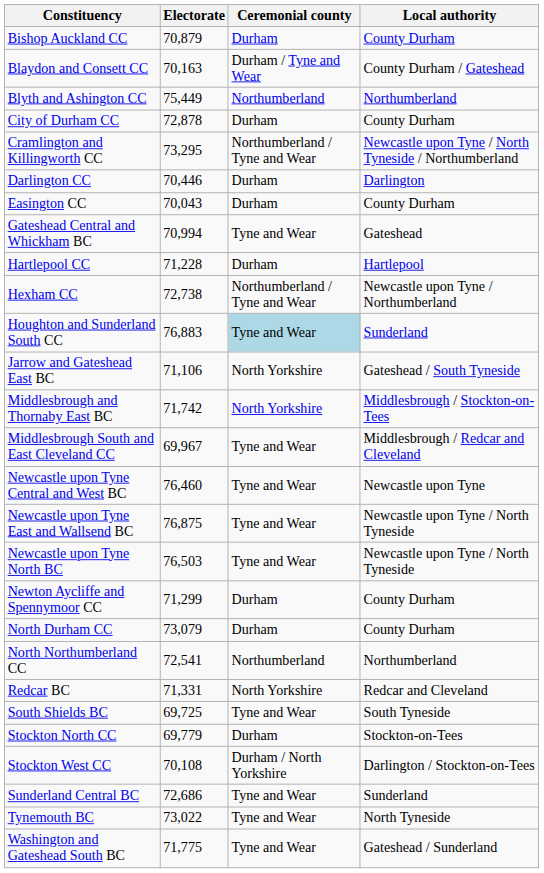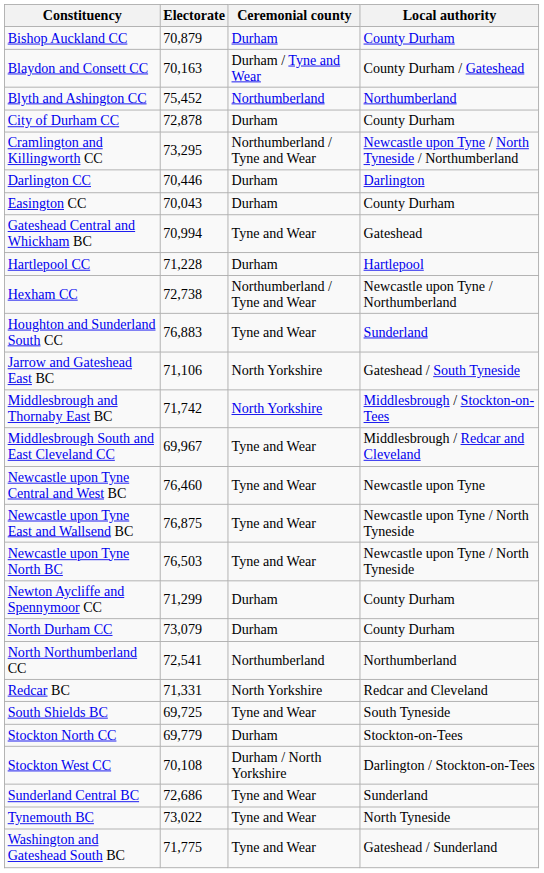(183, 98) 75,449 -> (183, 98) 75,452
(274, 332) lightblue background -> (274, 332) no background
